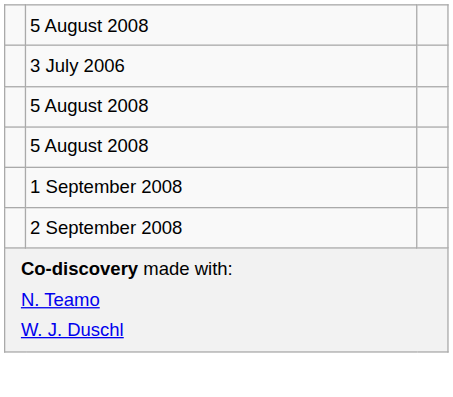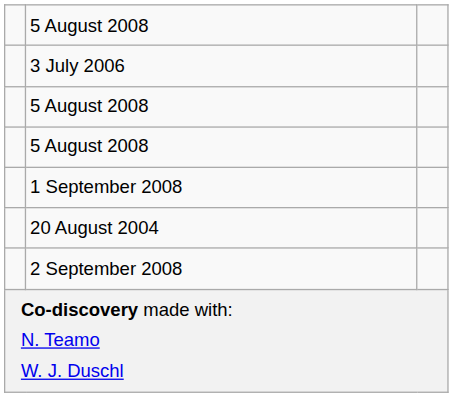+ row: (15, 228)
